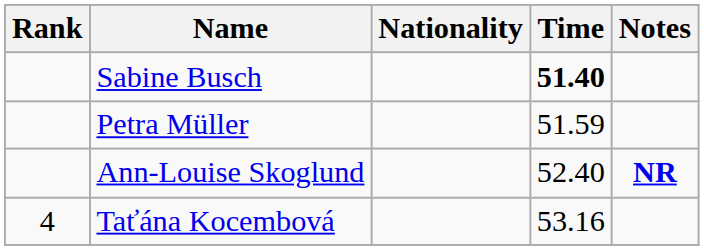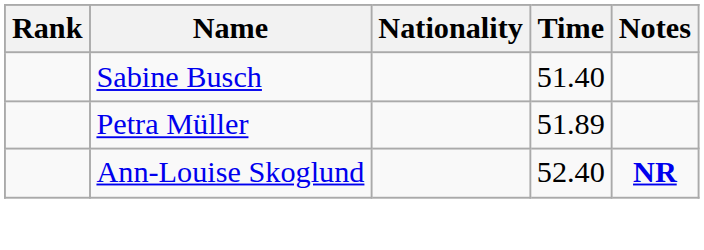(571, 76) bold -> (571, 76) normal
(571, 124) 51.59 -> (571, 124) 51.89
- row: (216, 220)
